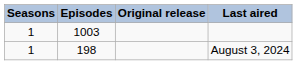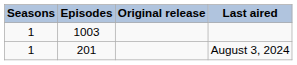(86, 50) 198 -> (86, 50) 201
